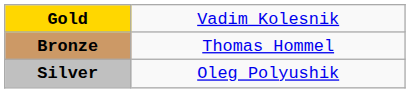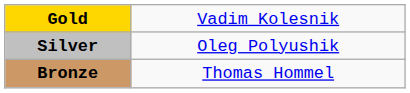rows swapped: (68, 74) <-> (68, 46)
